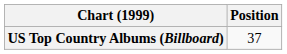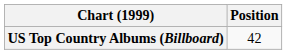(254, 37) 37 -> (254, 37) 42
